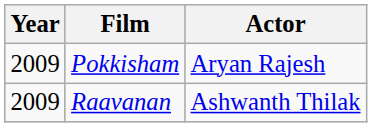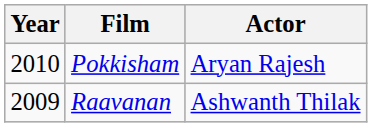(35, 63) 2009 -> (35, 63) 2010
